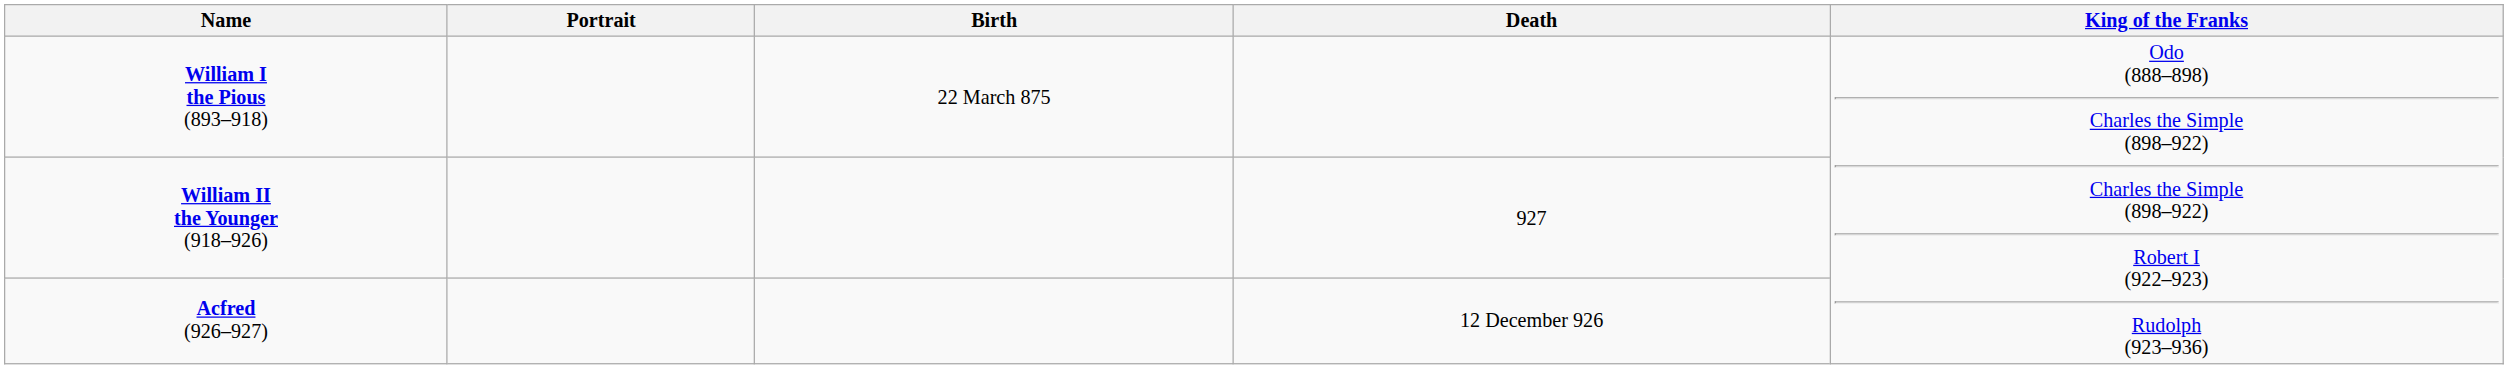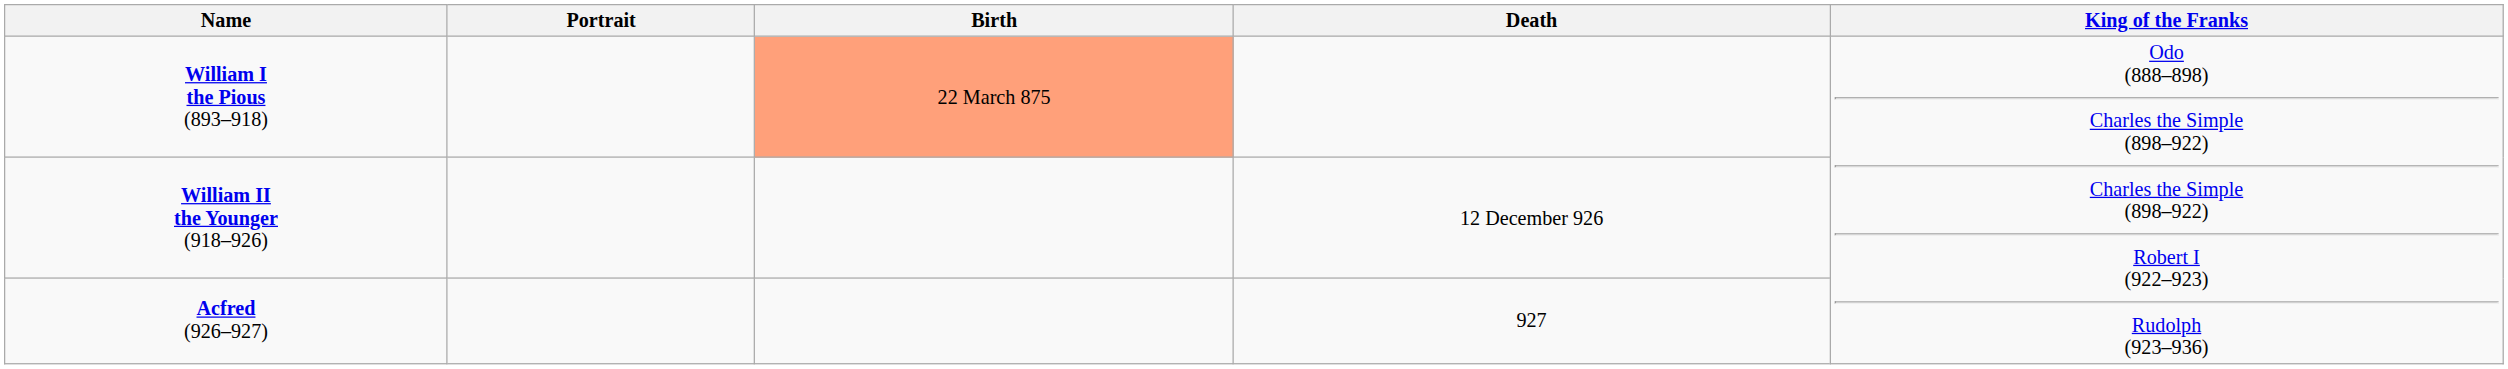(994, 96) no background -> (994, 96) lightsalmon background
(1532, 217) 927 -> (1532, 217) 12 December 926
(1532, 320) 12 December 926 -> (1532, 320) 927
